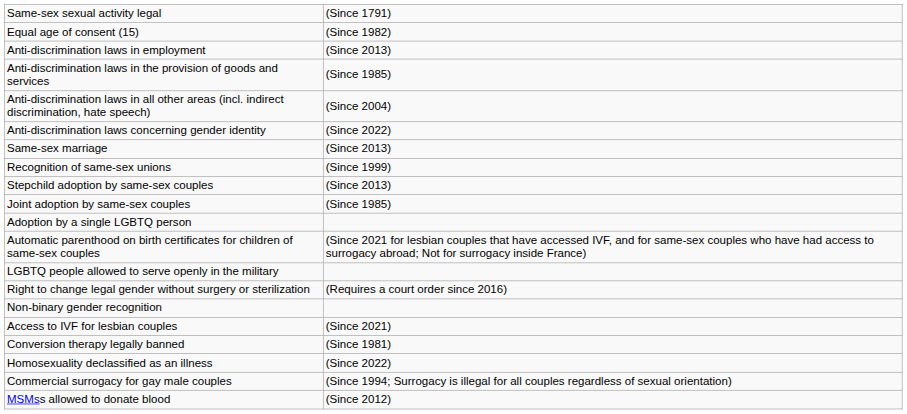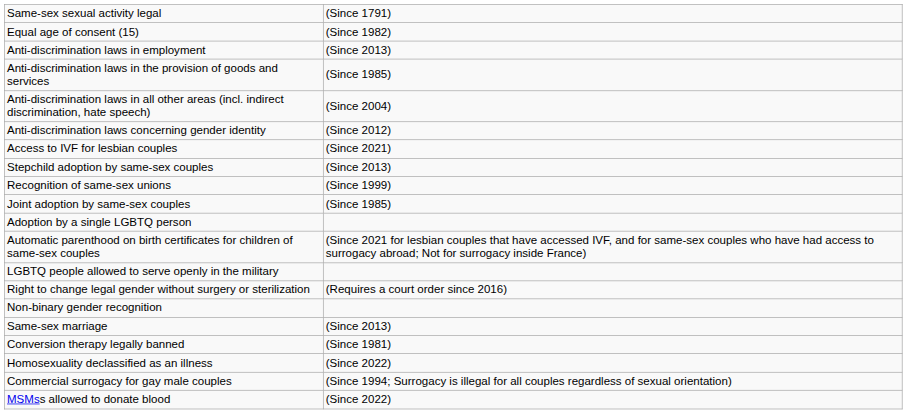(358, 130) (Since 2022) -> (358, 130) (Since 2012)
rows swapped: (57, 149) <-> (92, 326)
rows swapped: (89, 167) <-> (110, 185)
(358, 399) (Since 2012) -> (358, 399) (Since 2022)
